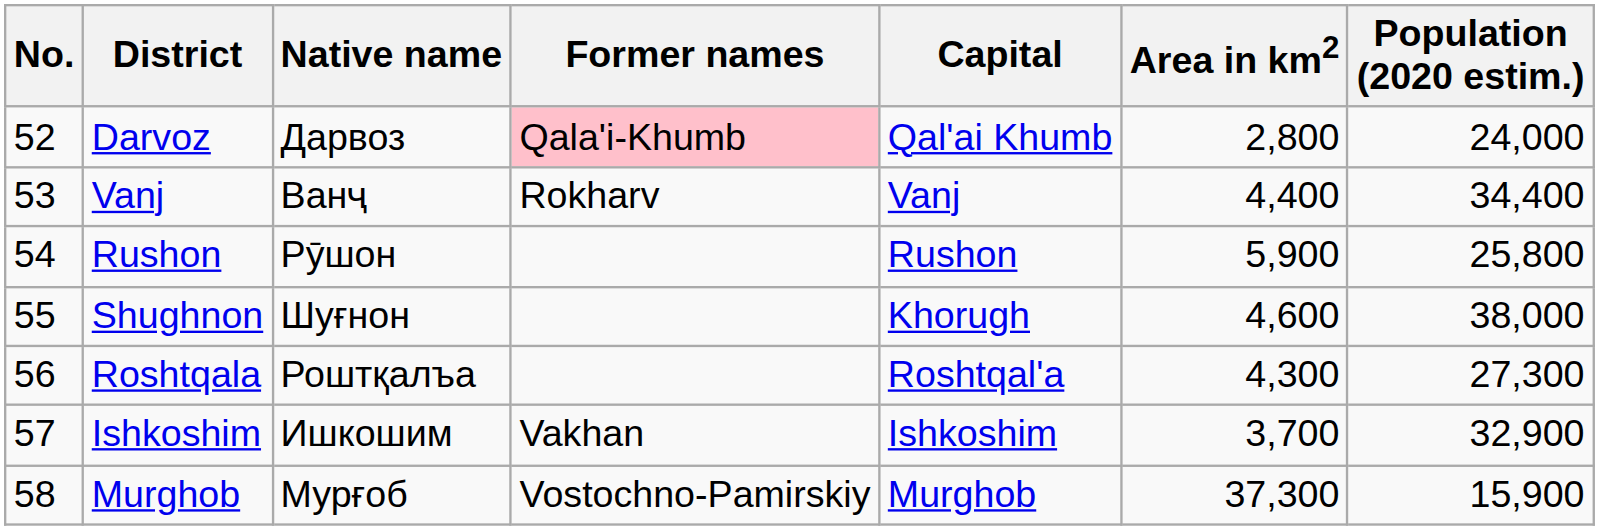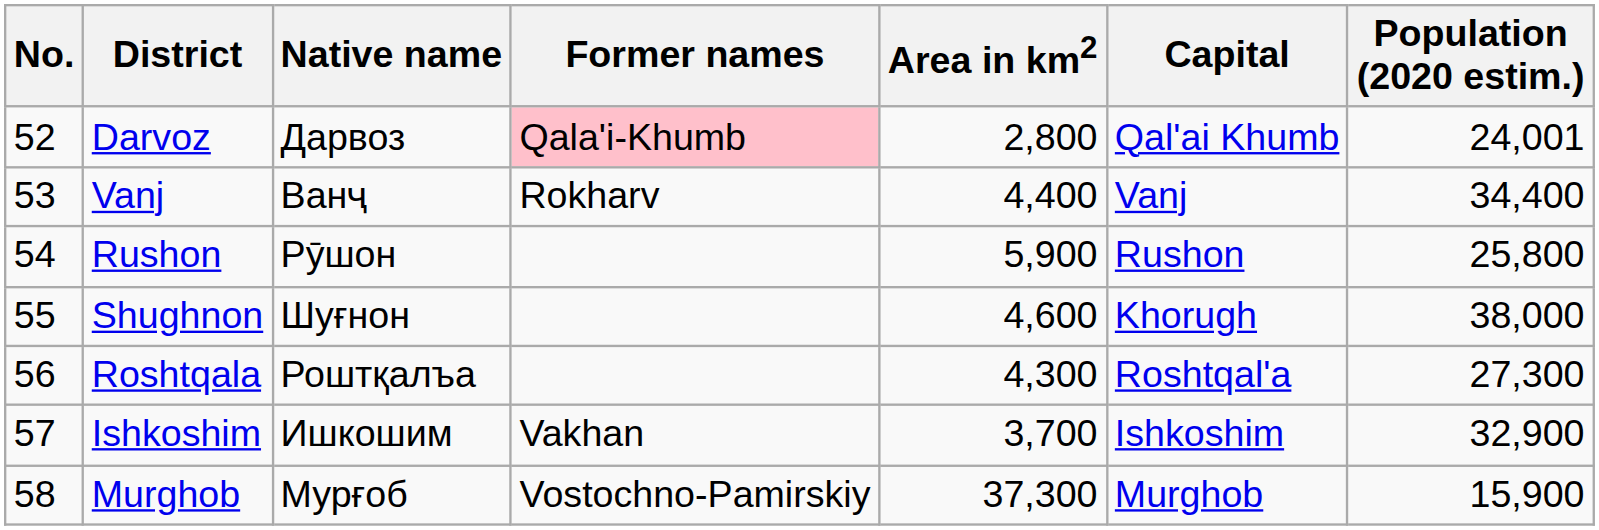columns swapped: (1000, 55) <-> (1235, 55)
(1527, 136) 24,000 -> (1527, 136) 24,001
